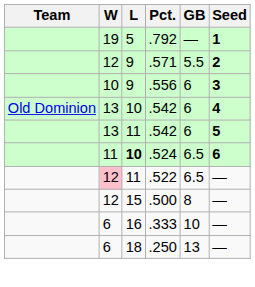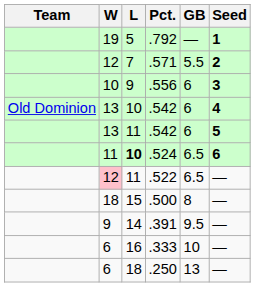(130, 62) 9 -> (130, 62) 7
(111, 200) 12 -> (111, 200) 18
+ row: (52, 224)
